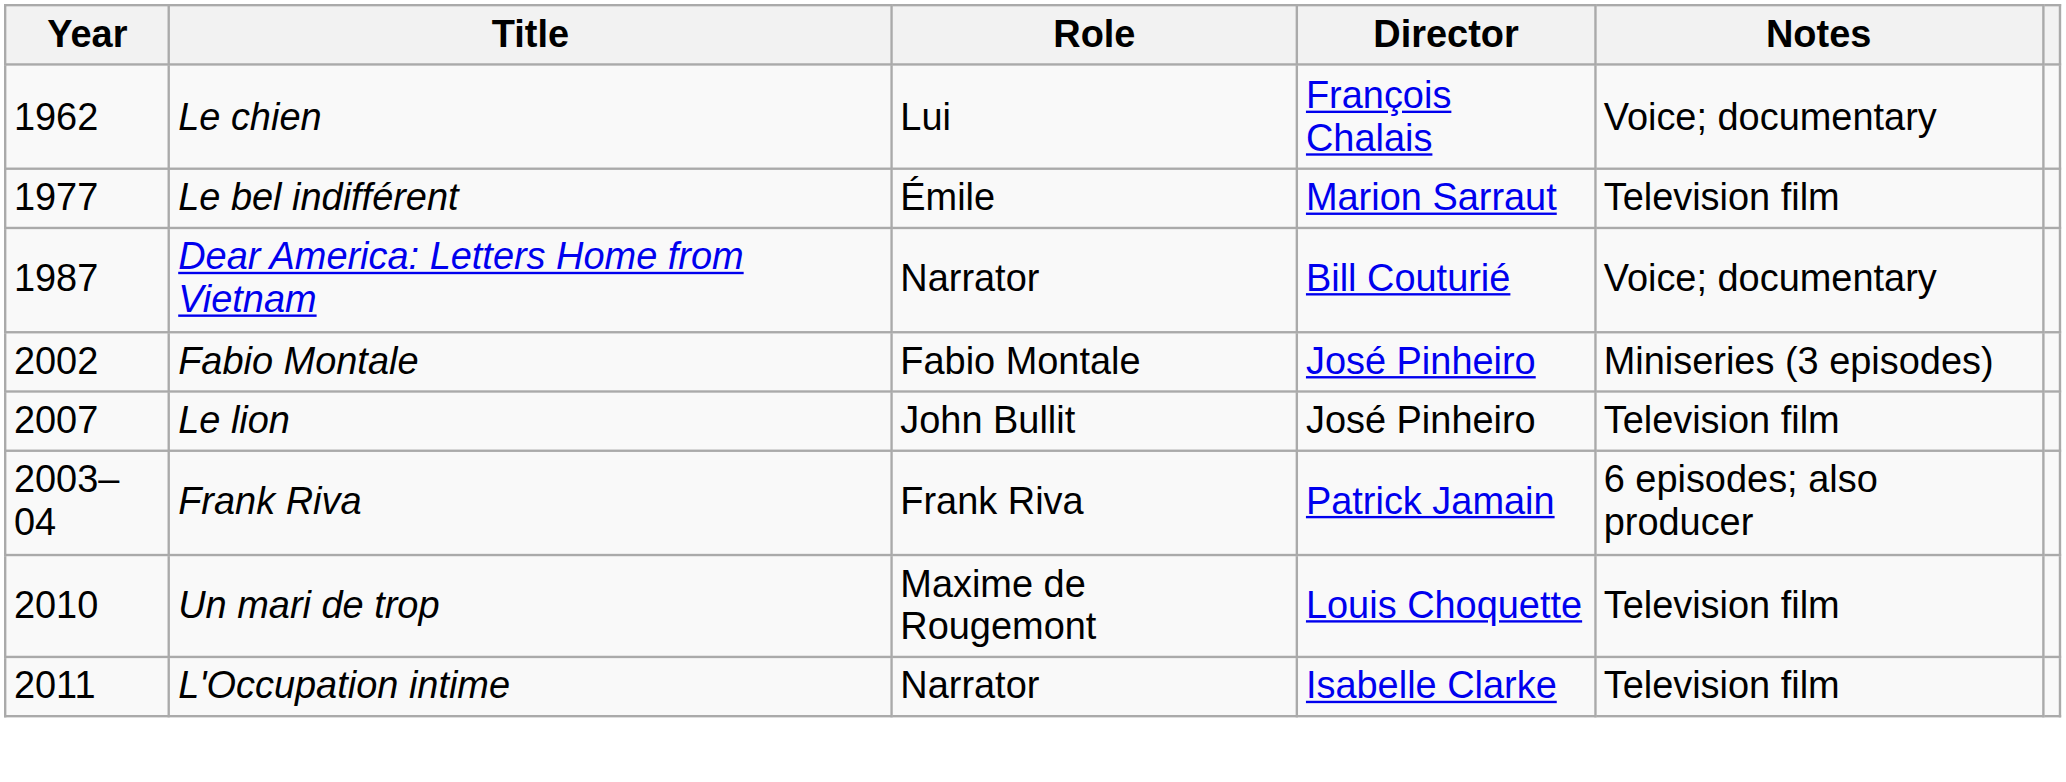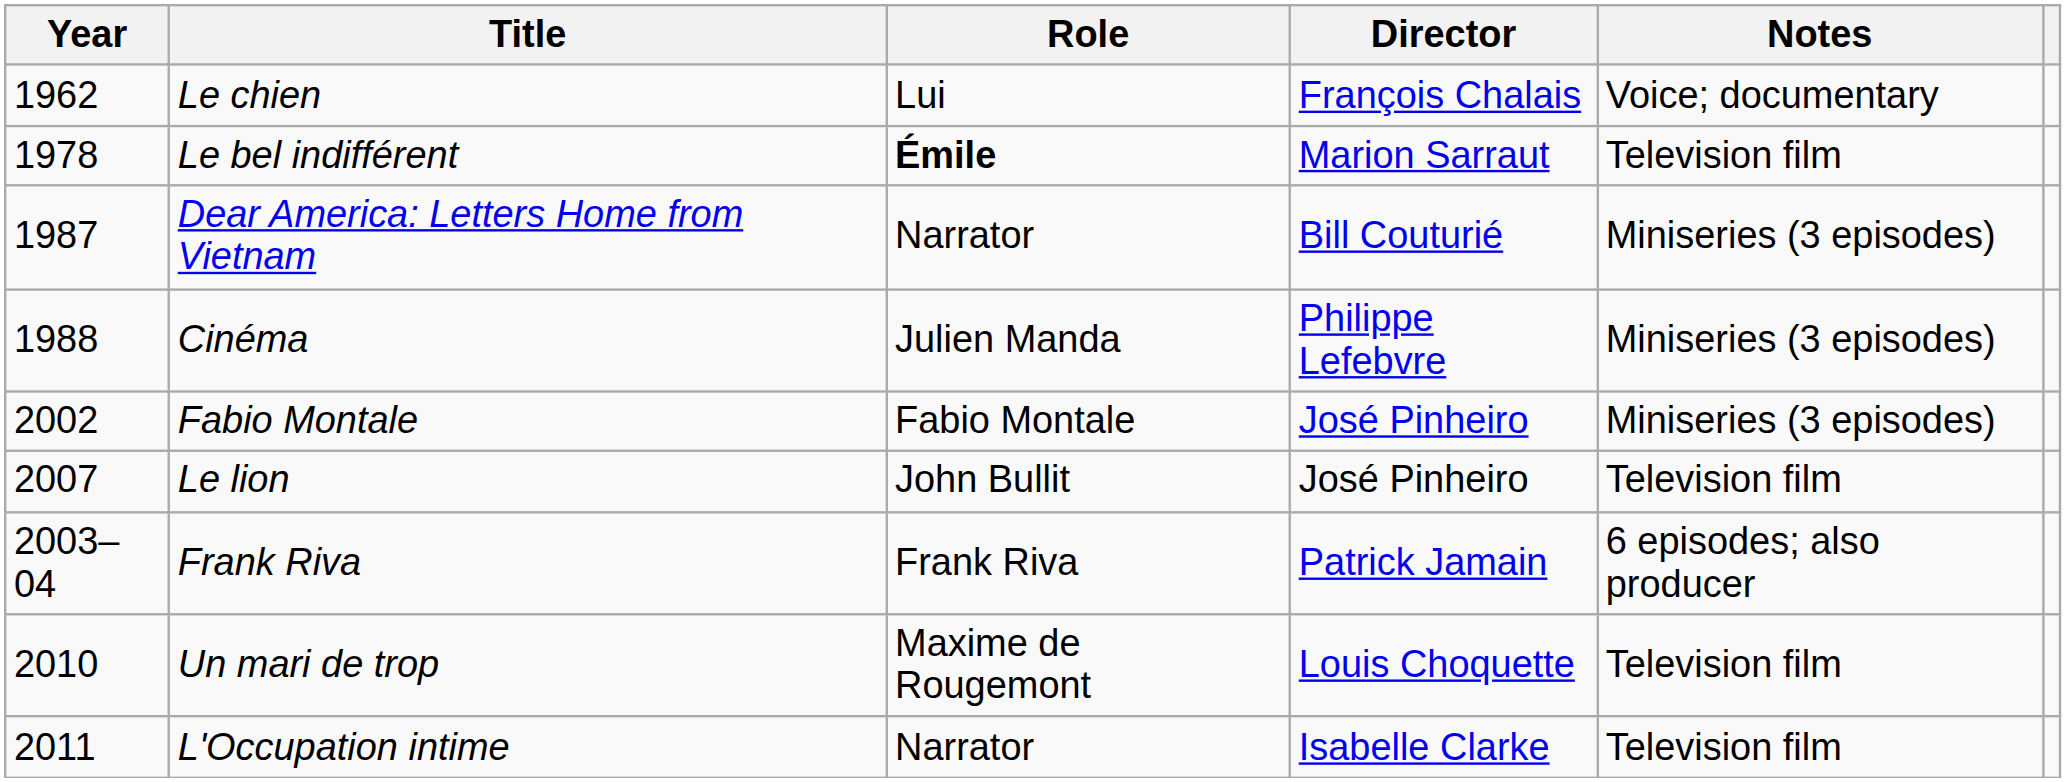(56, 197) 1977 -> (56, 154) 1978
(948, 197) normal -> (946, 154) bold
(1770, 278) Voice; documentary -> (1801, 236) Miniseries (3 episodes)
+ row: (243, 339)
